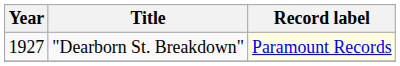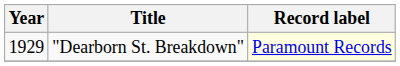(26, 46) 1927 -> (26, 46) 1929
